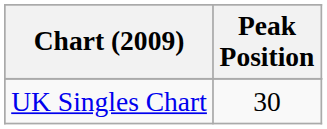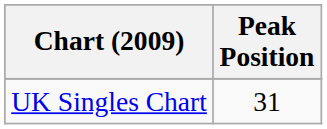(267, 100) 30 -> (267, 100) 31
